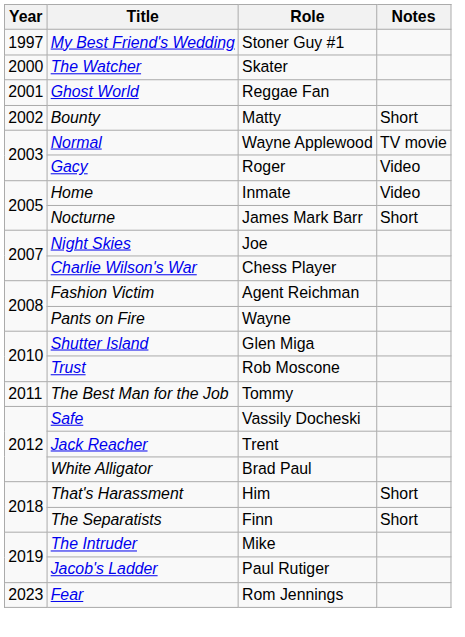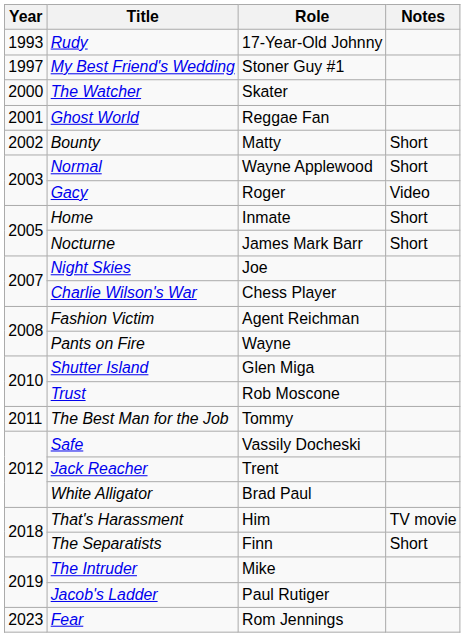+ row: (69, 42)
(413, 142) TV movie -> (409, 167) Short
(400, 192) Video -> (409, 218) Short
(399, 494) Short -> (423, 519) TV movie
